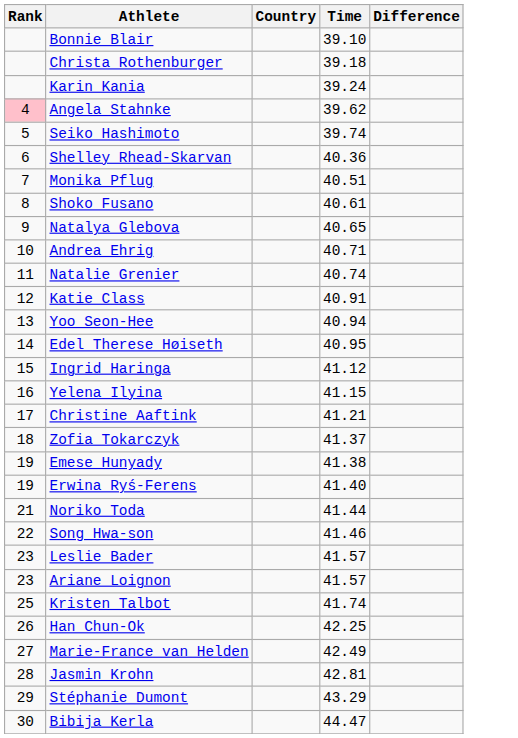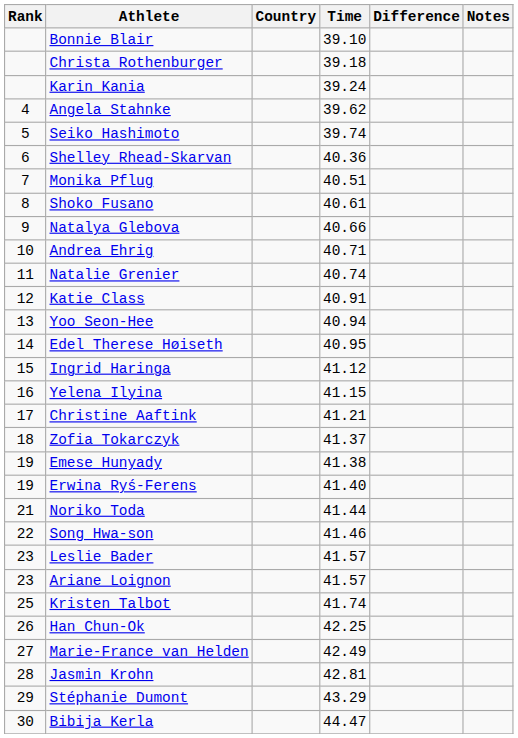+ column: (488, 16)
(25, 110) pink background -> (25, 110) no background
(345, 228) 40.65 -> (345, 228) 40.66
